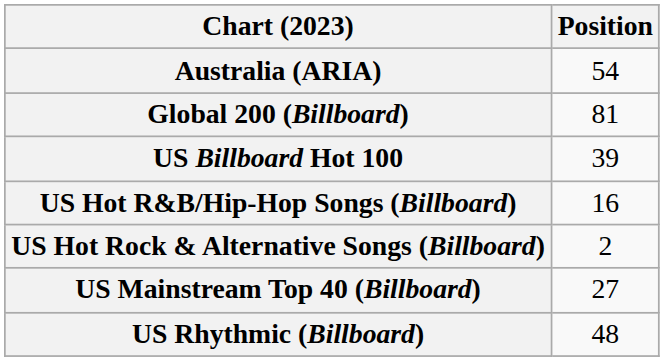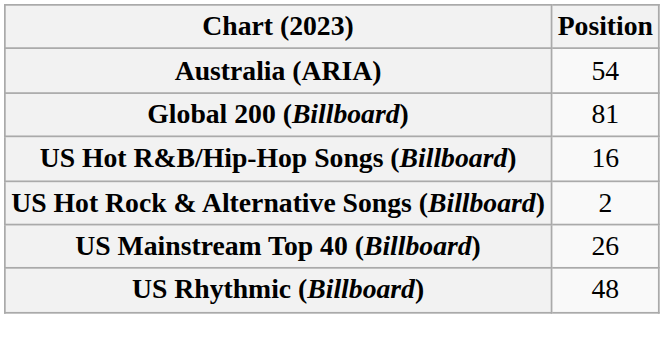- row: (278, 158)
(605, 289) 27 -> (605, 245) 26
